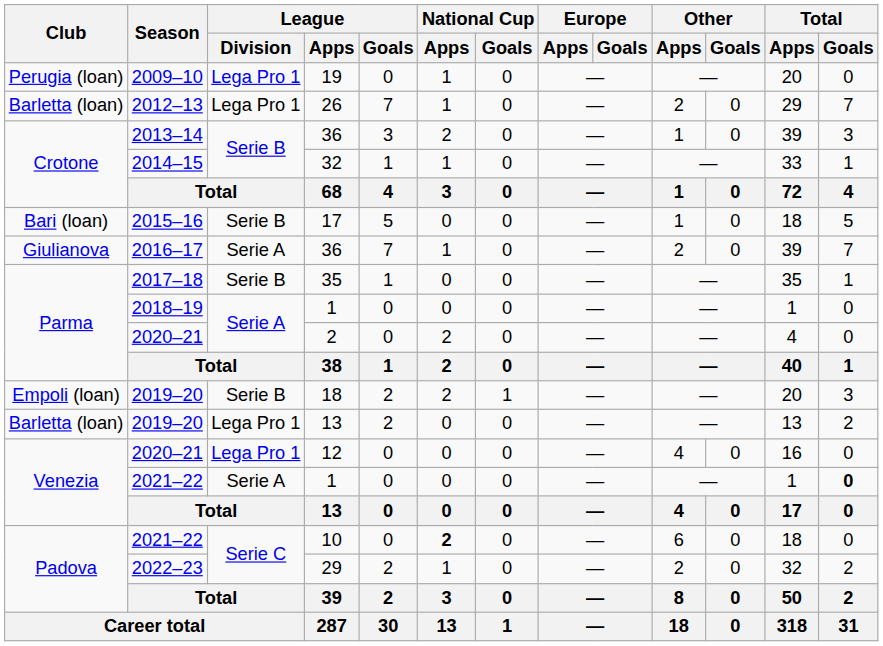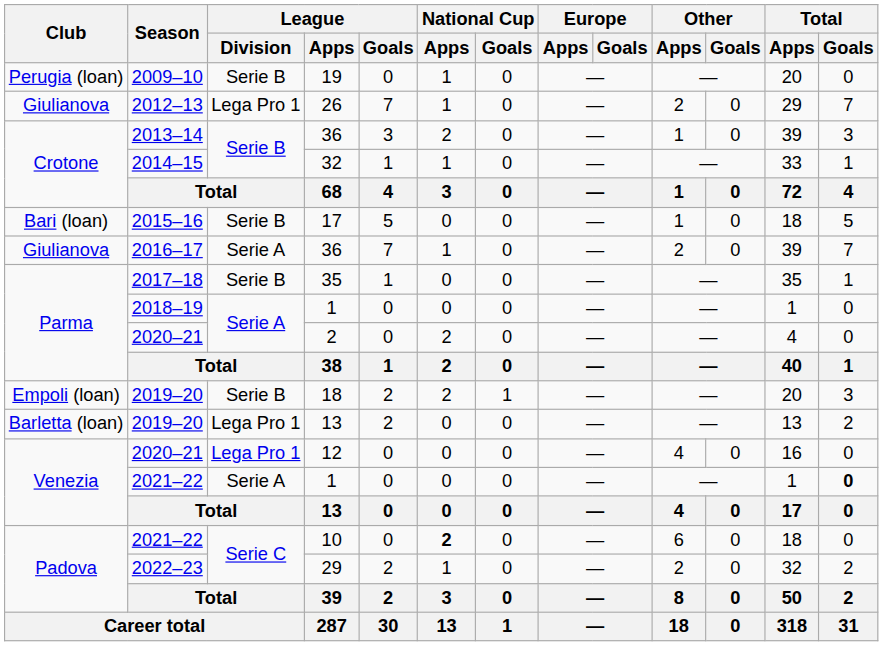(256, 76) Lega Pro 1 -> (256, 76) Serie B
(66, 105) Barletta (loan) -> (66, 105) Giulianova
